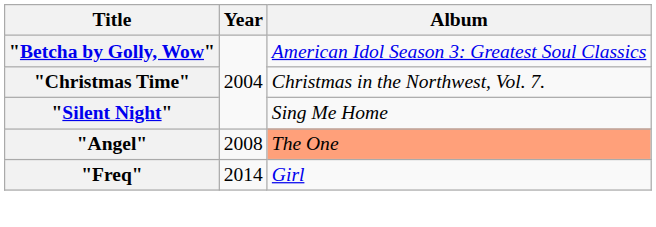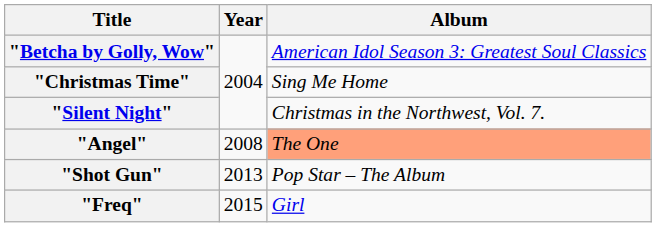(409, 81) Christmas in the Northwest, Vol. 7. -> (330, 81) Sing Me Home
(330, 112) Sing Me Home -> (409, 112) Christmas in the Northwest, Vol. 7.
+ row: (112, 174)
(243, 174) 2014 -> (243, 205) 2015
